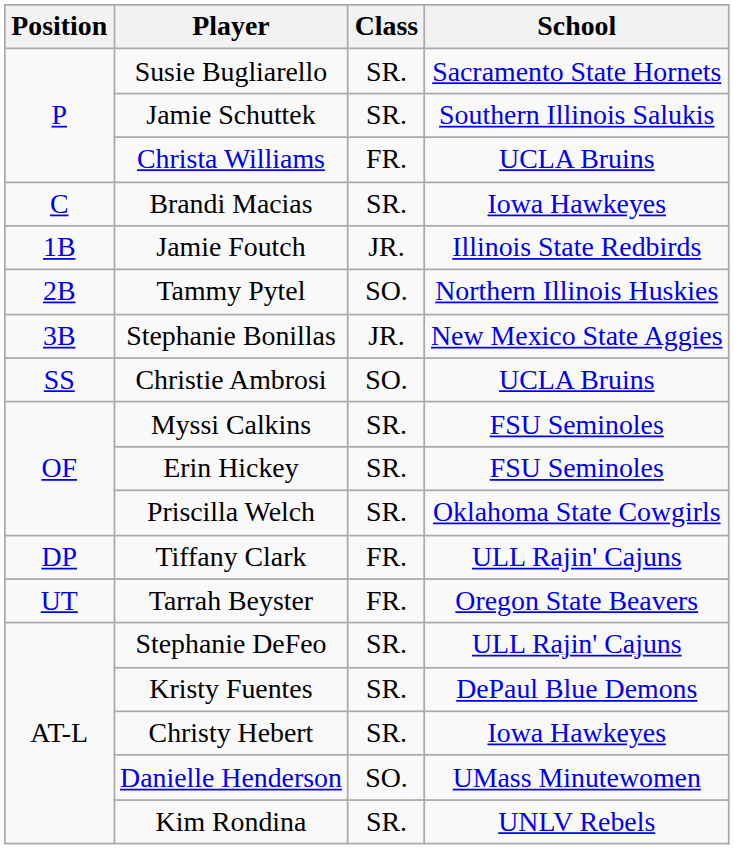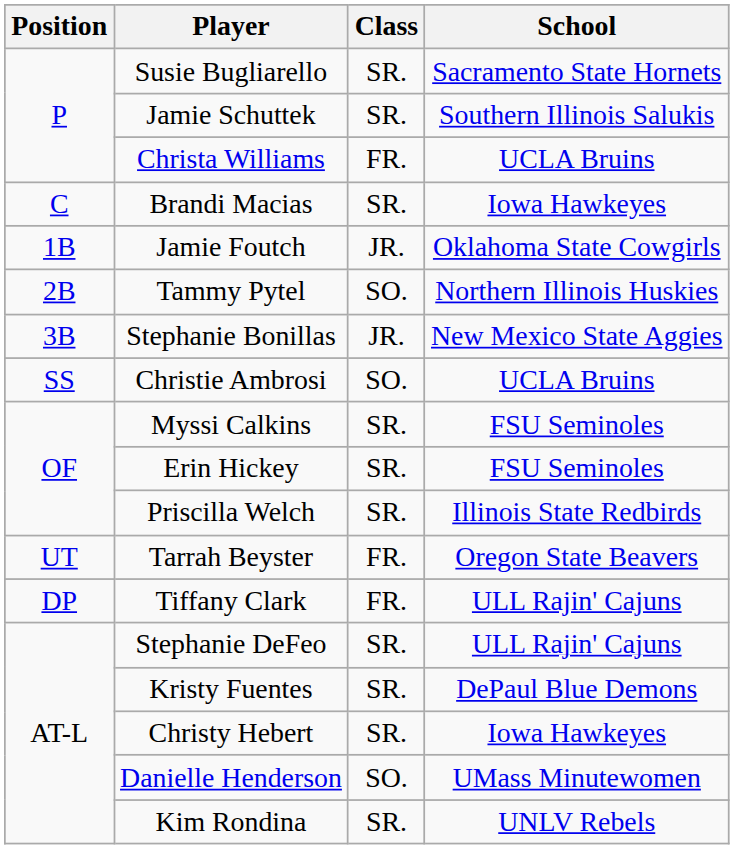(577, 247) Illinois State Redbirds -> (577, 247) Oklahoma State Cowgirls
(577, 512) Oklahoma State Cowgirls -> (577, 512) Illinois State Redbirds
rows swapped: (231, 556) <-> (231, 600)
